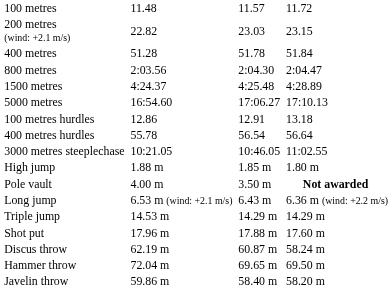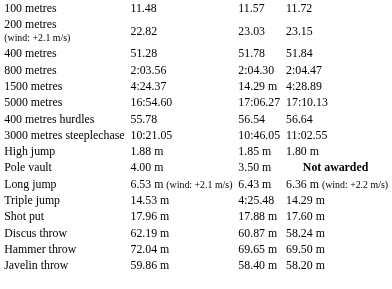(256, 86) 4:25.48 -> (258, 86) 14.29 m
- row: (49, 119)
(258, 216) 14.29 m -> (256, 200) 4:25.48
